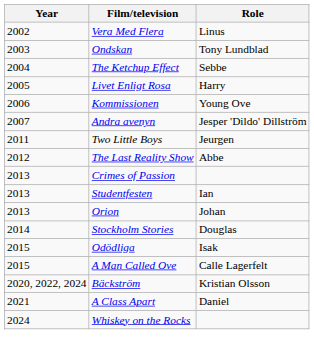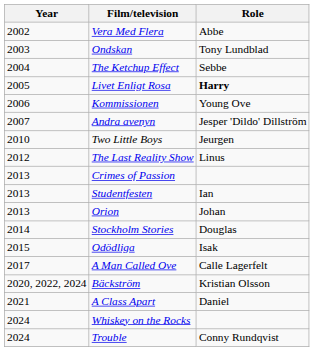(212, 31) Linus -> (211, 31) Abbe
(212, 85) normal -> (214, 85) bold
(18, 139) 2011 -> (18, 139) 2010
(211, 157) Abbe -> (212, 157) Linus
(18, 265) 2015 -> (18, 265) 2017
+ row: (109, 337)
